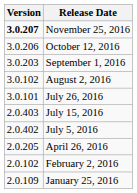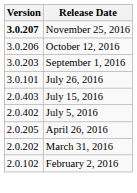- row: (78, 79)
+ row: (79, 146)
- row: (82, 180)
